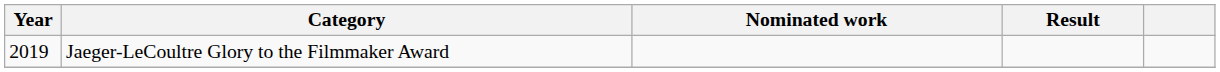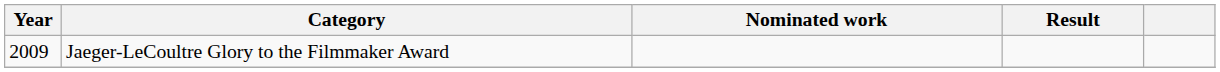(29, 51) 2019 -> (29, 51) 2009
